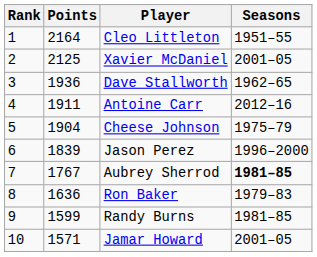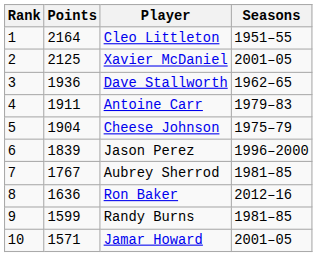(263, 106) 2012–16 -> (263, 106) 1979–83
(263, 173) bold -> (263, 173) normal
(263, 195) 1979–83 -> (263, 195) 2012–16
